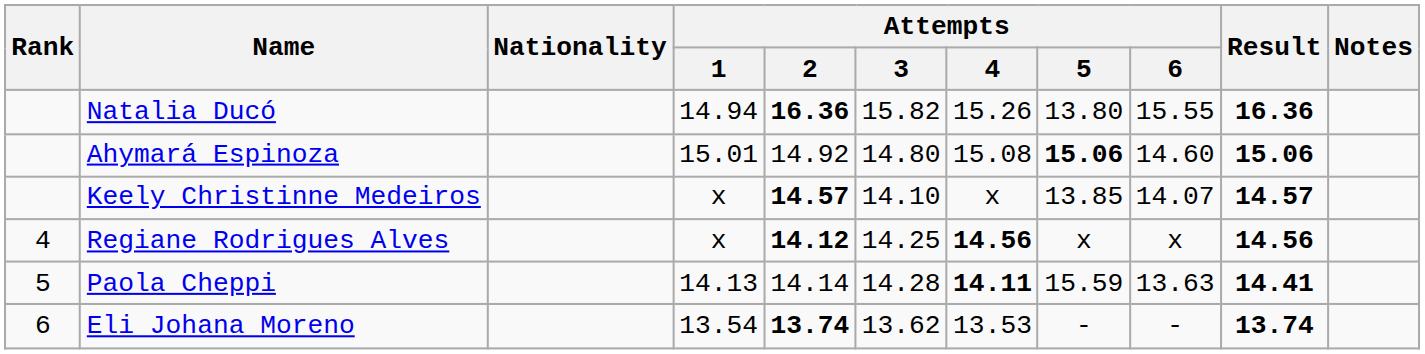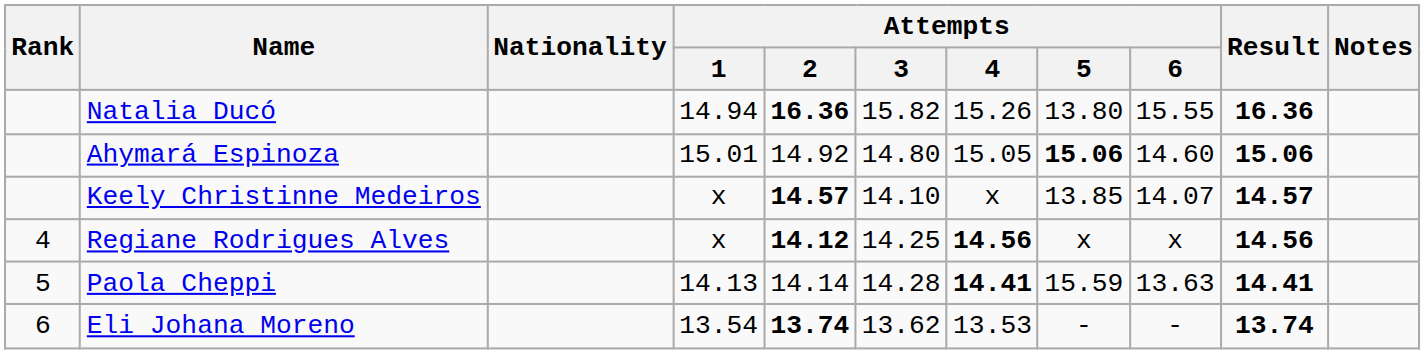(993, 155) 15.08 -> (993, 155) 15.05
(993, 283) 14.11 -> (993, 283) 14.41
